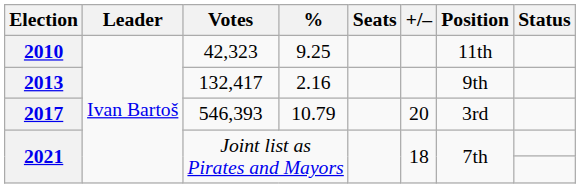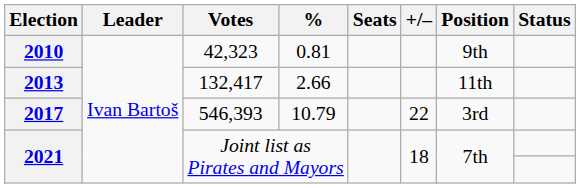(313, 51) 9.25 -> (313, 51) 0.81
(475, 51) 11th -> (475, 51) 9th
(313, 82) 2.16 -> (313, 82) 2.66
(475, 82) 9th -> (475, 82) 11th
(419, 113) 20 -> (419, 113) 22
